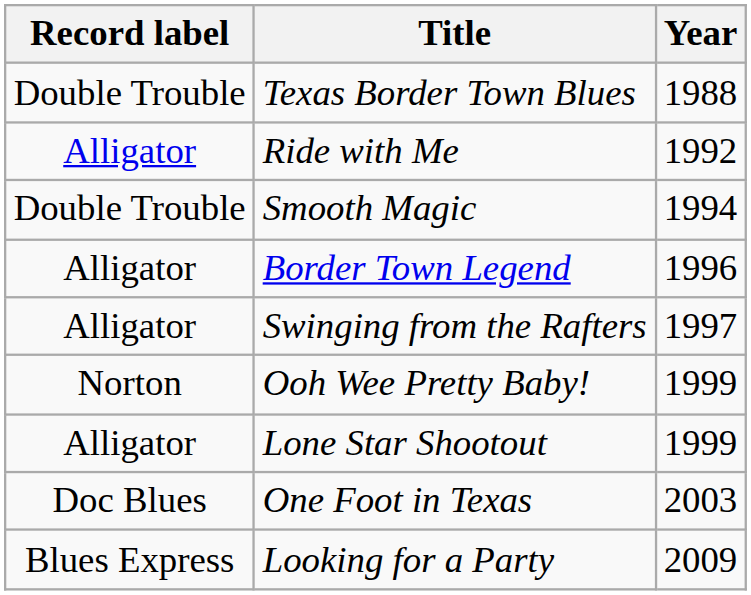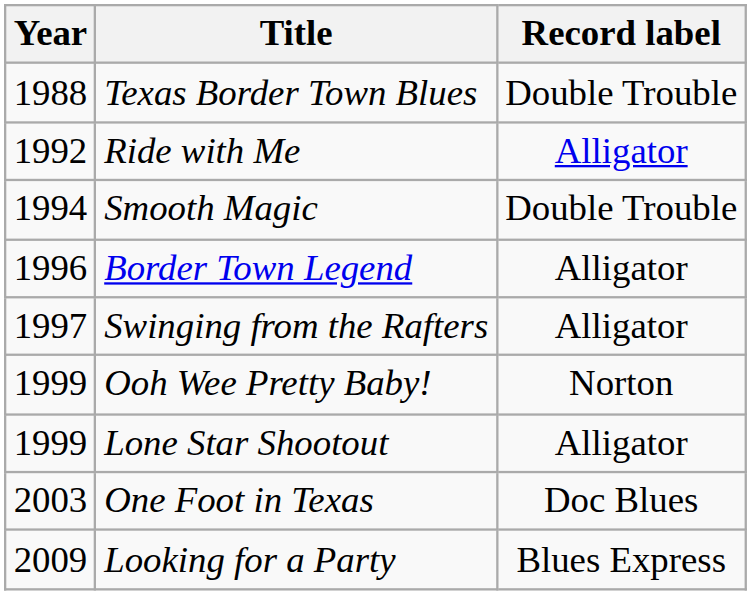columns swapped: (700, 33) <-> (130, 33)
